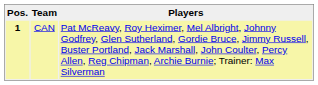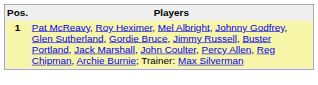- column: (44, 12)
